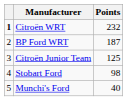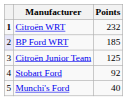(9, 42) no background -> (9, 42) lavender background
(113, 42) 187 -> (113, 42) 185
(116, 73) 98 -> (116, 73) 92
